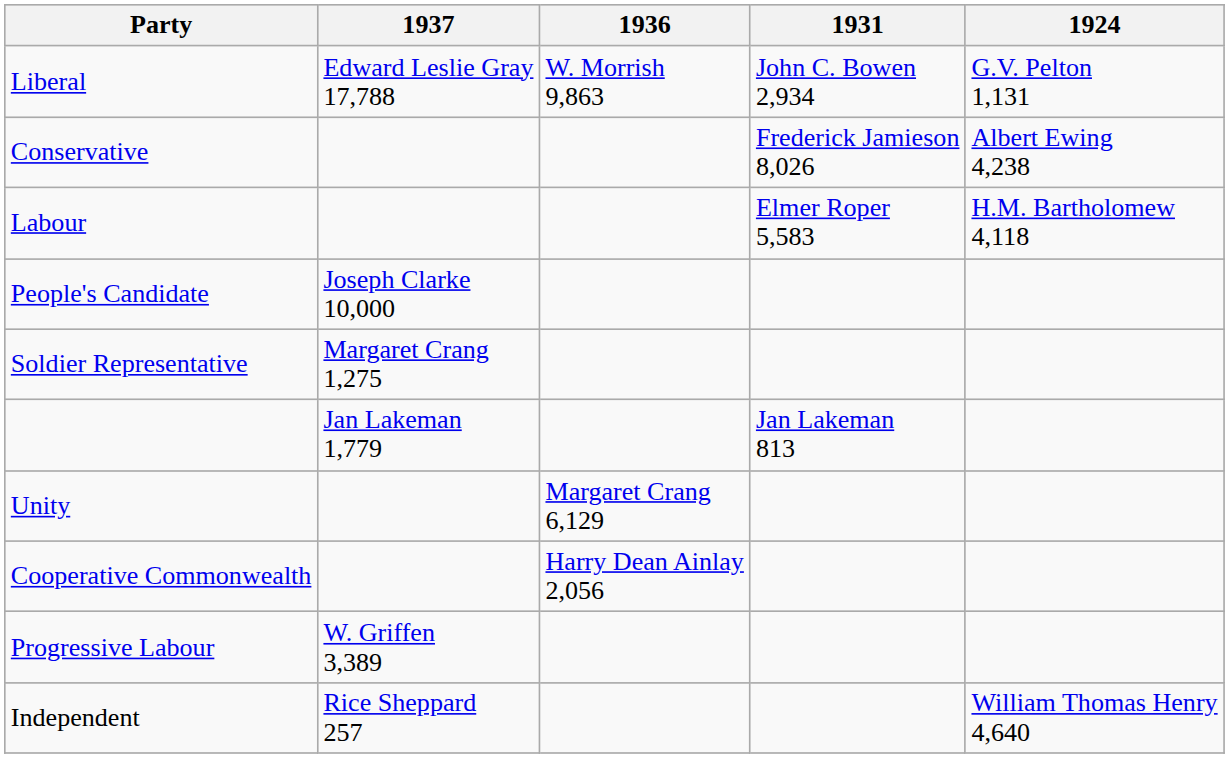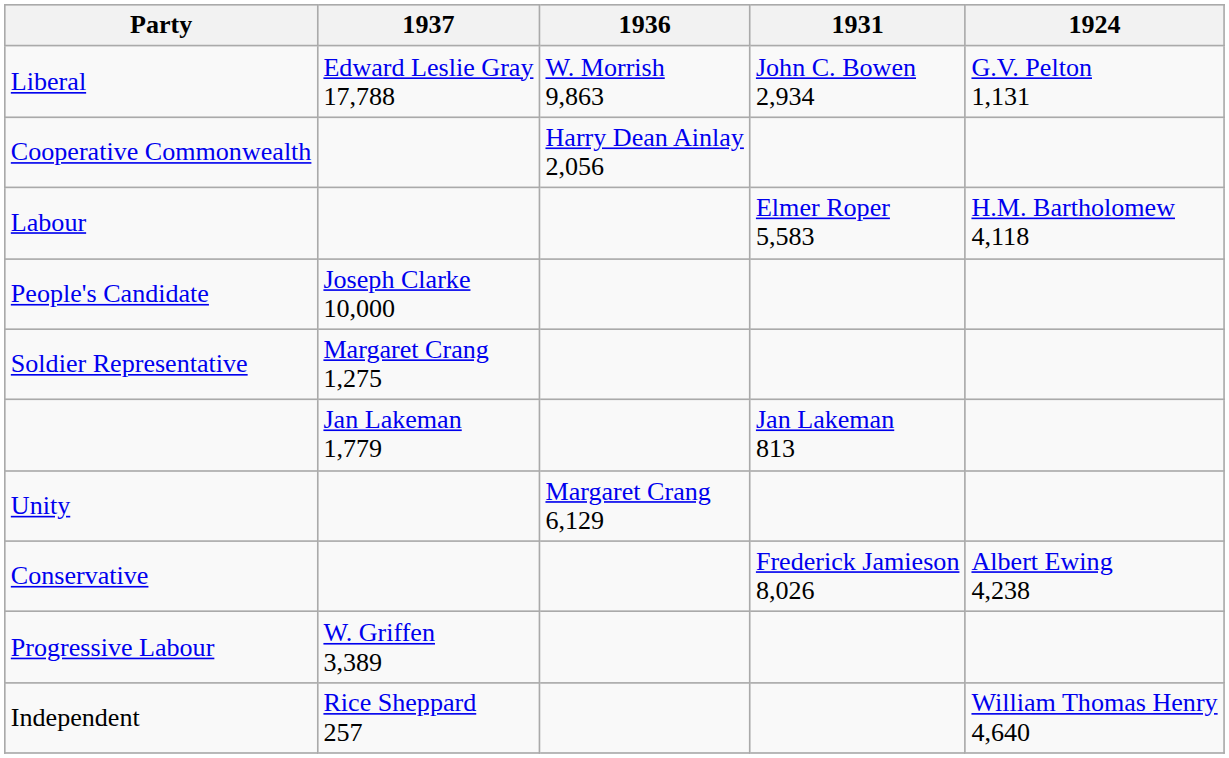rows swapped: (80, 151) <-> (161, 576)
